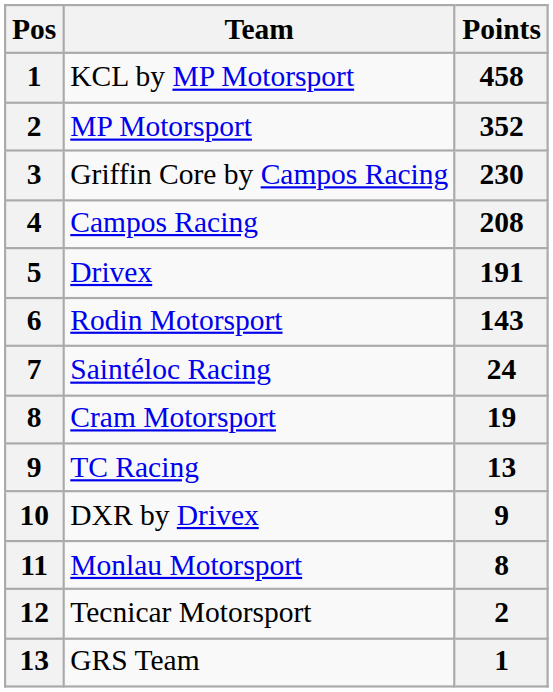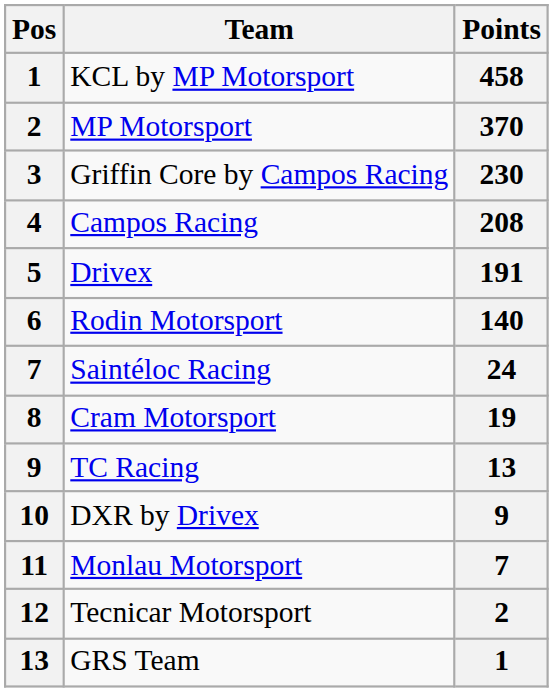(502, 125) 352 -> (502, 125) 370
(502, 320) 143 -> (502, 320) 140
(502, 564) 8 -> (502, 564) 7
